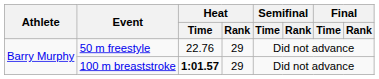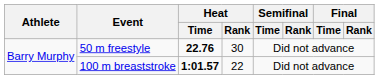(200, 48) normal -> (200, 48) bold
(237, 48) 29 -> (237, 48) 30
(237, 66) 29 -> (237, 66) 22
